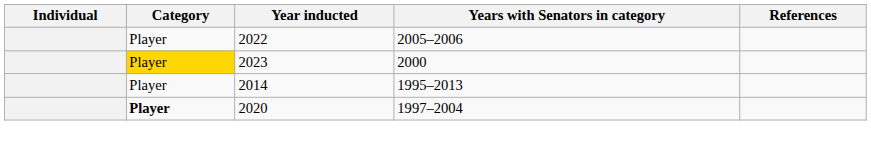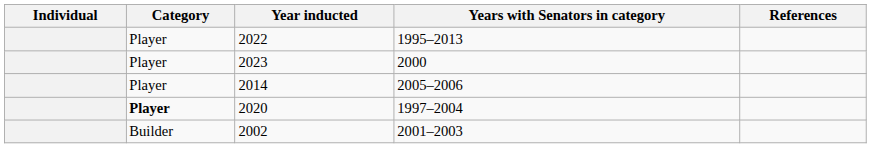(430, 39) 2005–2006 -> (430, 39) 1995–2013
(148, 62) gold background -> (148, 62) no background
(430, 85) 1995–2013 -> (430, 85) 2005–2006
+ row: (253, 131)
